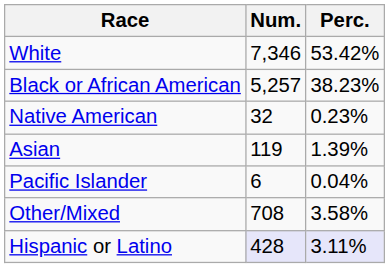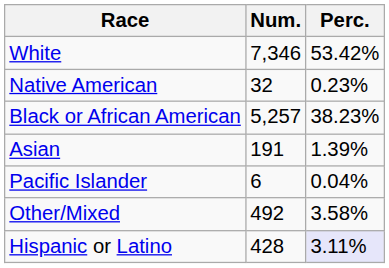rows swapped: (125, 85) <-> (83, 117)
(266, 149) 119 -> (267, 149) 191
(267, 213) 708 -> (267, 213) 492
(267, 246) lavender background -> (267, 246) no background
